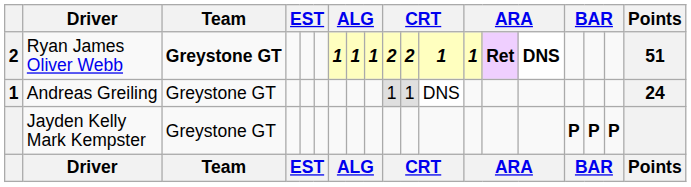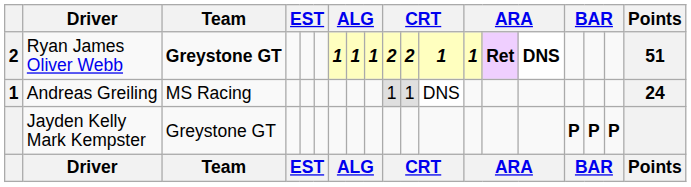(221, 93) Greystone GT -> (209, 93) MS Racing
